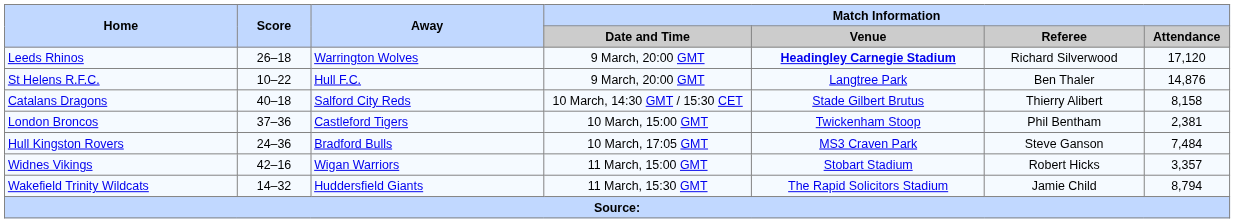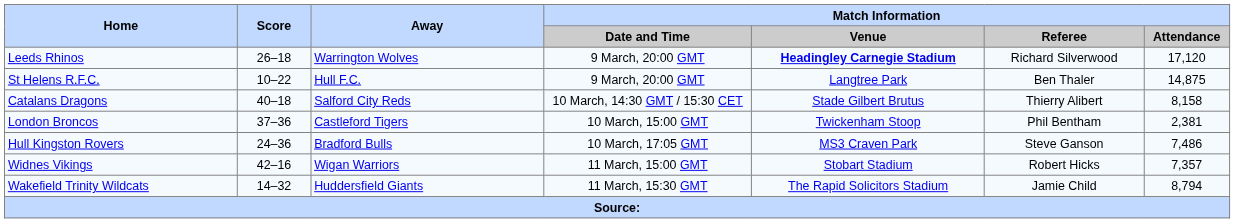(1187, 79) 14,876 -> (1187, 79) 14,875
(1187, 143) 7,484 -> (1187, 143) 7,486
(1187, 165) 3,357 -> (1187, 165) 7,357
